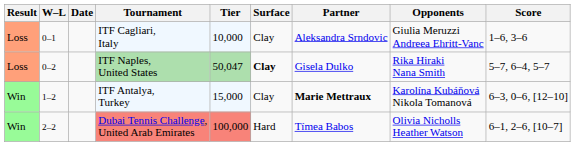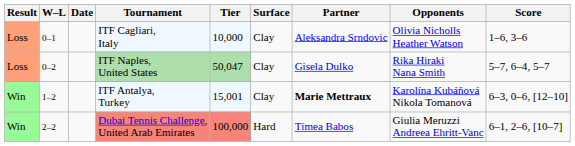(438, 36) Giulia Meruzzi Andreea Ehritt-Vanc -> (428, 36) Olivia Nicholls Heather Watson
(264, 66) bold -> (264, 66) normal
(228, 96) 15,000 -> (228, 96) 15,001
(428, 126) Olivia Nicholls Heather Watson -> (438, 126) Giulia Meruzzi Andreea Ehritt-Vanc
